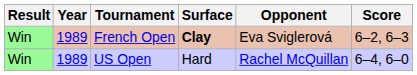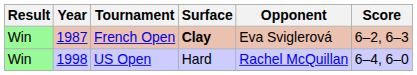(72, 37) 1989 -> (72, 37) 1987
(72, 59) 1989 -> (72, 59) 1998
